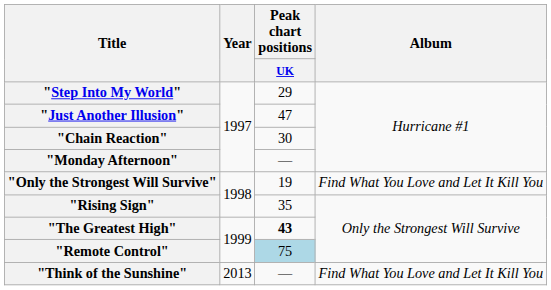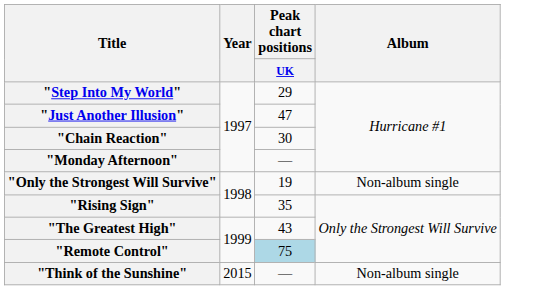(431, 183) Find What You Love and Let It Kill You -> (408, 183) Non-album single
(285, 228) bold -> (285, 228) normal
(237, 273) 2013 -> (237, 273) 2015
(431, 273) Find What You Love and Let It Kill You -> (408, 273) Non-album single
